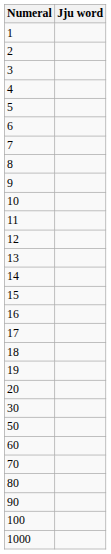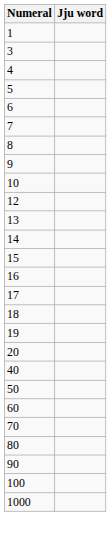- row: (10, 51)
- row: (13, 220)
- row: (13, 408)
+ row: (13, 370)
